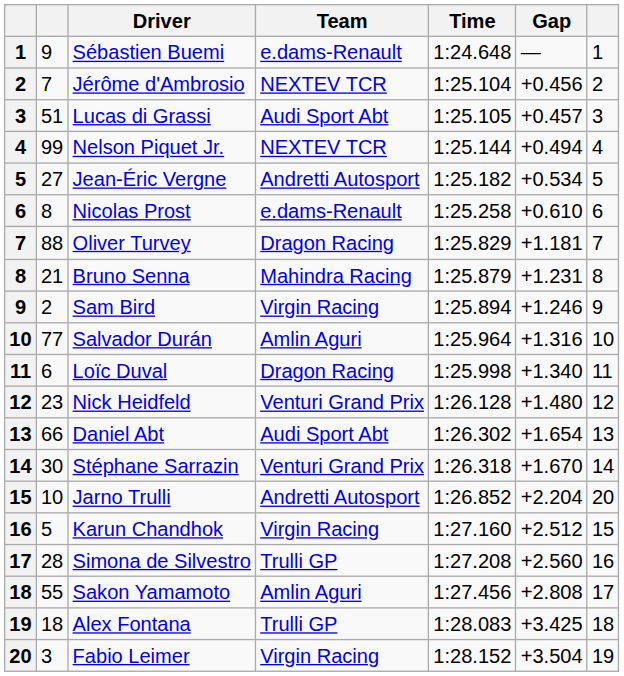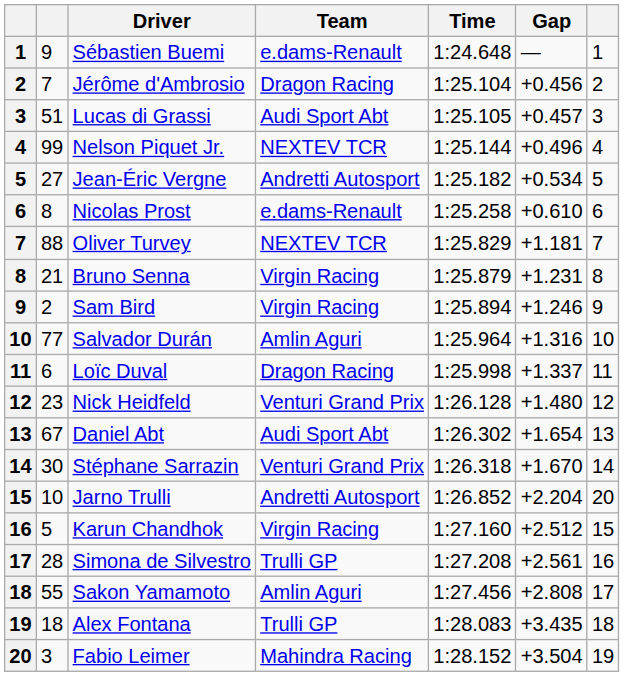(324, 84) NEXTEV TCR -> (327, 84) Dragon Racing
(552, 148) +0.494 -> (552, 148) +0.496
(327, 243) Dragon Racing -> (324, 243) NEXTEV TCR
(336, 275) Mahindra Racing -> (320, 275) Virgin Racing
(552, 370) +1.340 -> (552, 370) +1.337
(52, 434) 66 -> (52, 434) 67
(552, 561) +2.560 -> (552, 561) +2.561
(552, 624) +3.425 -> (552, 624) +3.435
(320, 656) Virgin Racing -> (336, 656) Mahindra Racing
